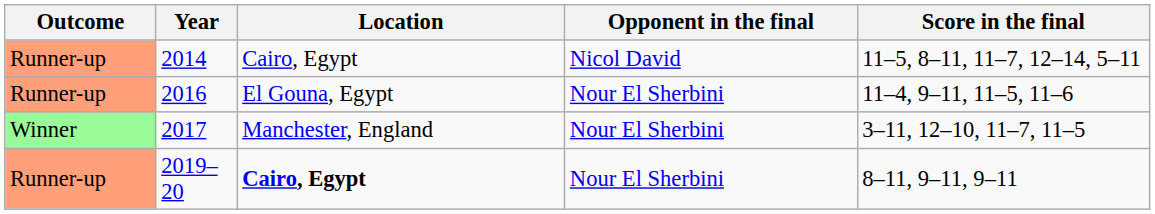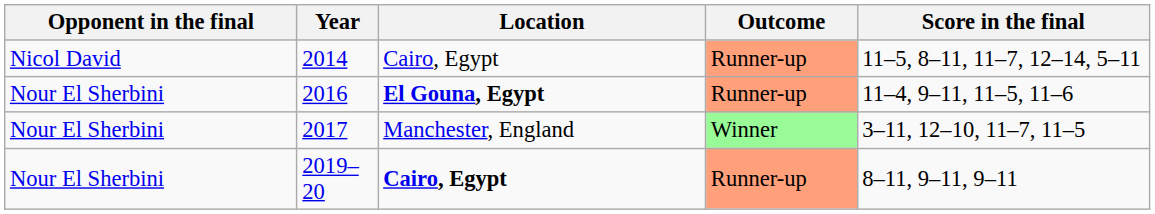columns swapped: (80, 22) <-> (711, 22)
(318, 93) normal -> (464, 93) bold
